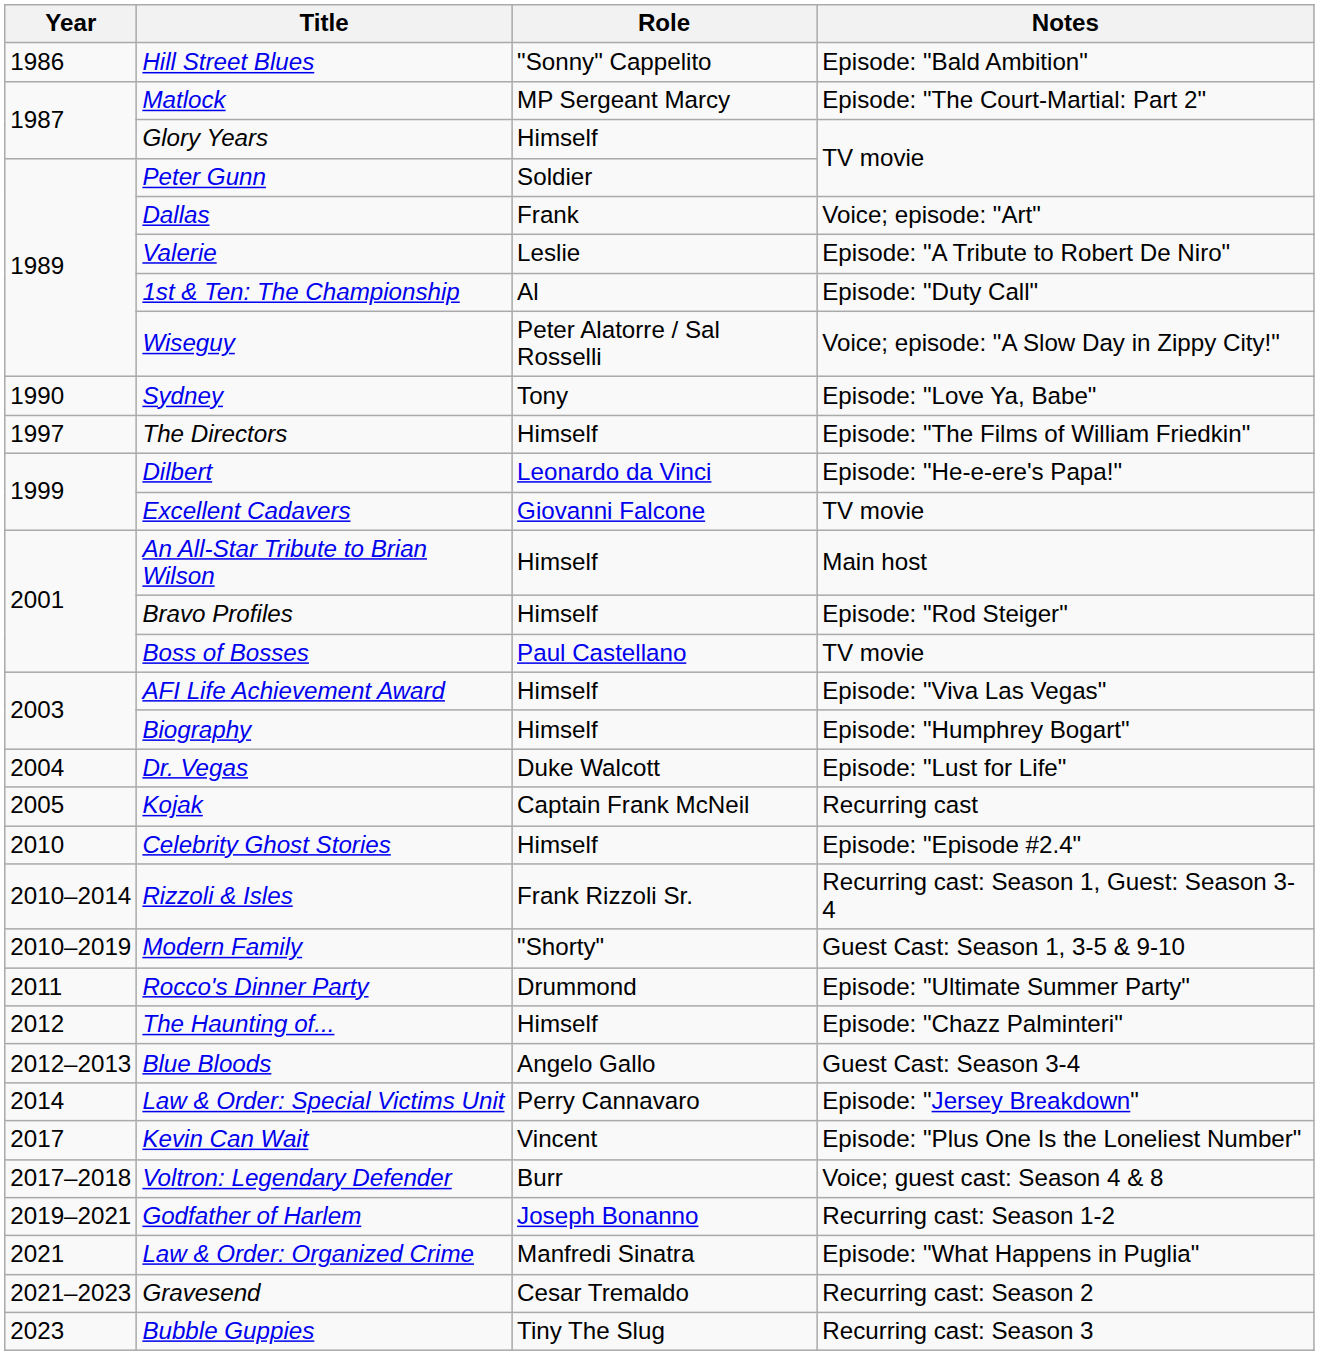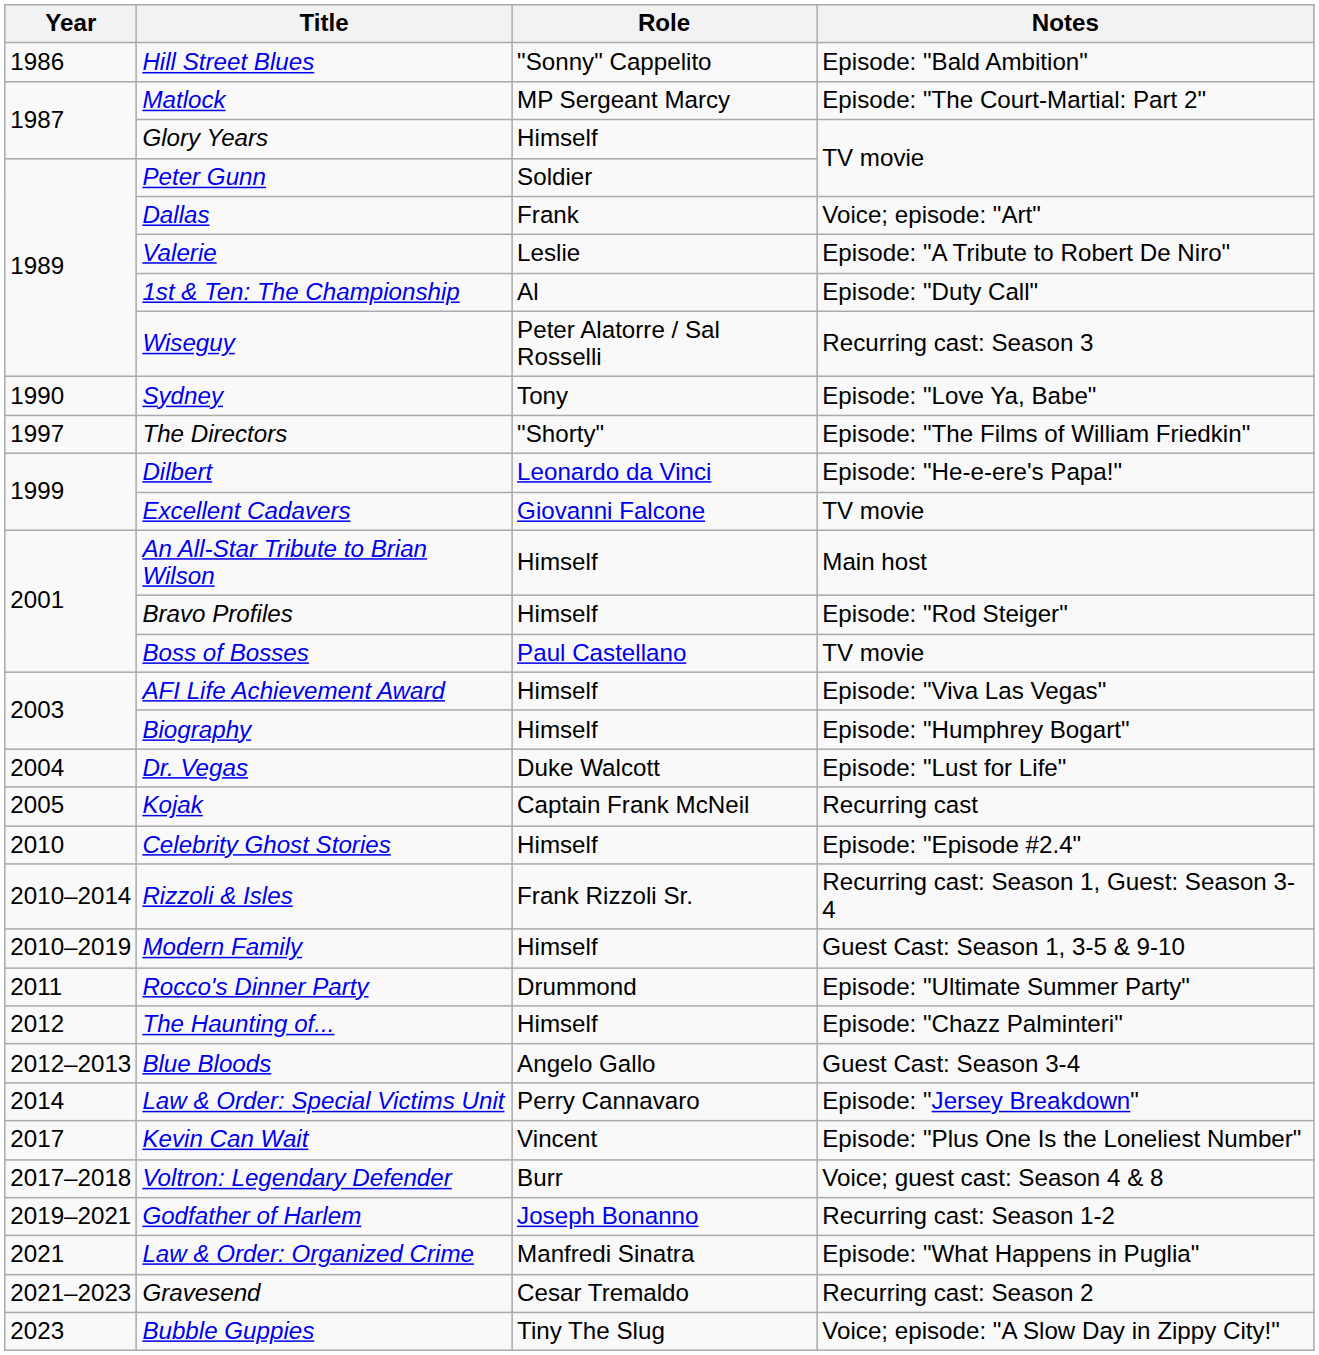(1051, 343) Voice; episode: "A Slow Day in Zippy City!" -> (958, 343) Recurring cast: Season 3
(557, 434) Himself -> (561, 434) "Shorty"
(561, 948) "Shorty" -> (557, 948) Himself
(958, 1331) Recurring cast: Season 3 -> (1051, 1331) Voice; episode: "A Slow Day in Zippy City!"
